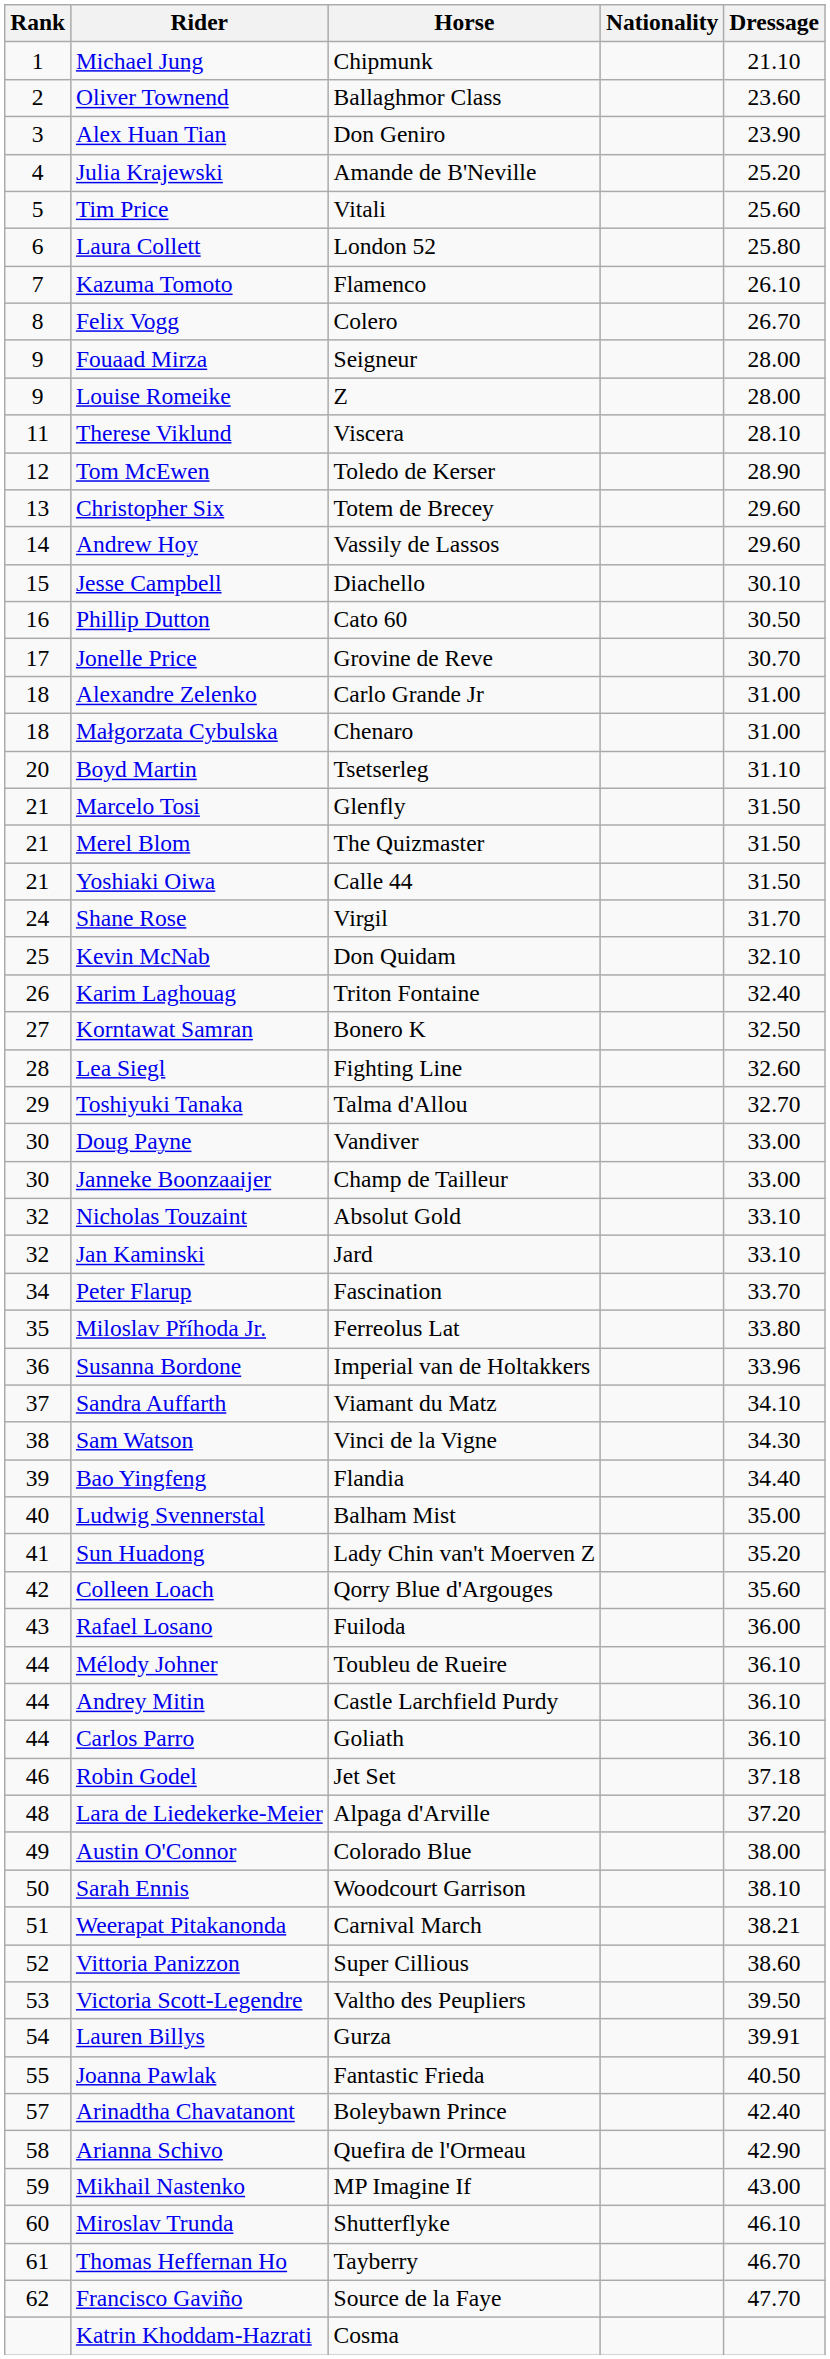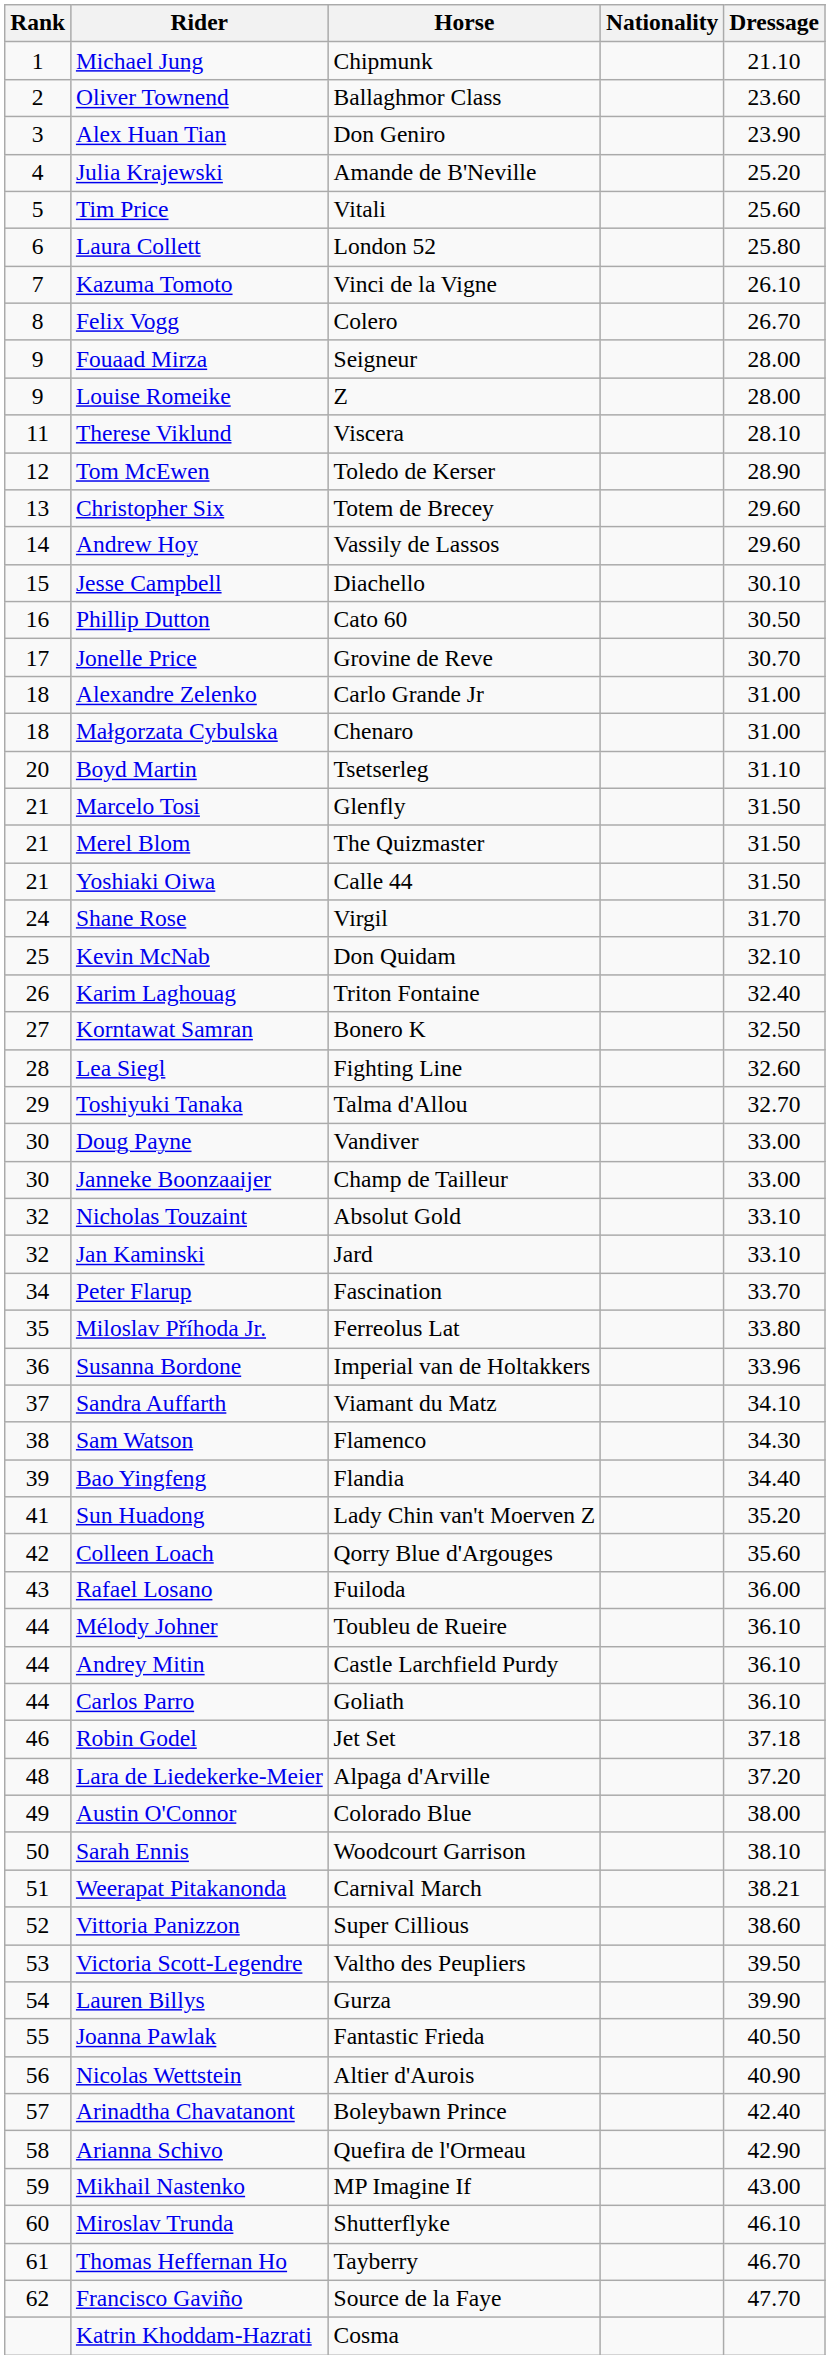(380, 284) Flamenco -> (415, 284) Vinci de la Vigne
(415, 1440) Vinci de la Vigne -> (380, 1440) Flamenco
- row: (170, 1515)
(774, 2037) 39.91 -> (774, 2000) 39.90
+ row: (159, 2074)
